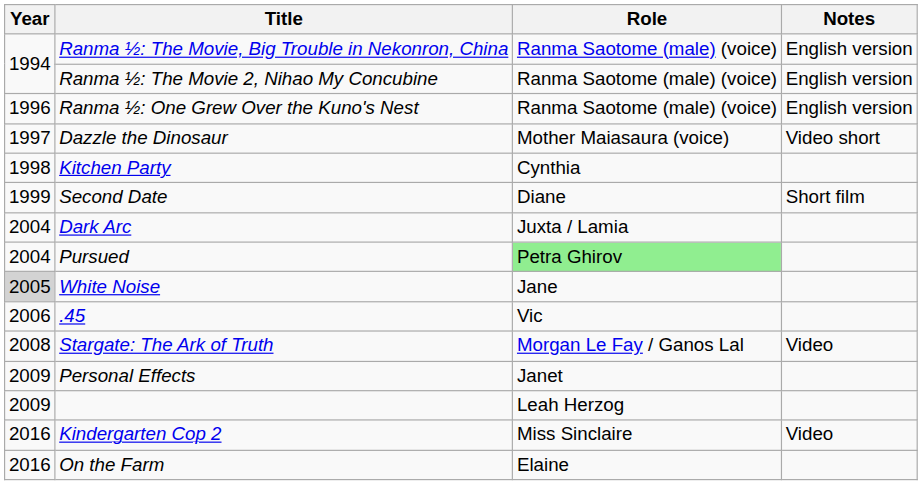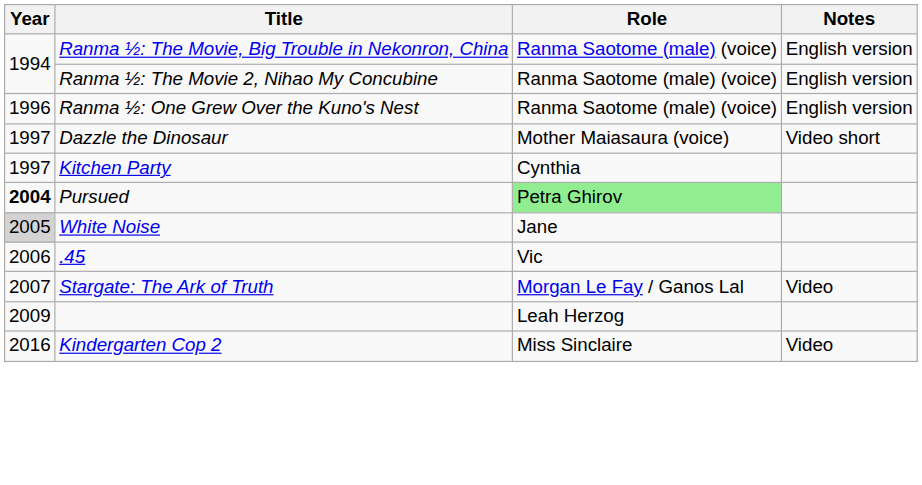(30, 167) 1998 -> (30, 167) 1997
- row: (113, 197)
- row: (95, 227)
(30, 256) normal -> (30, 197) bold
(30, 345) 2008 -> (30, 286) 2007
- row: (127, 375)
- row: (112, 464)
